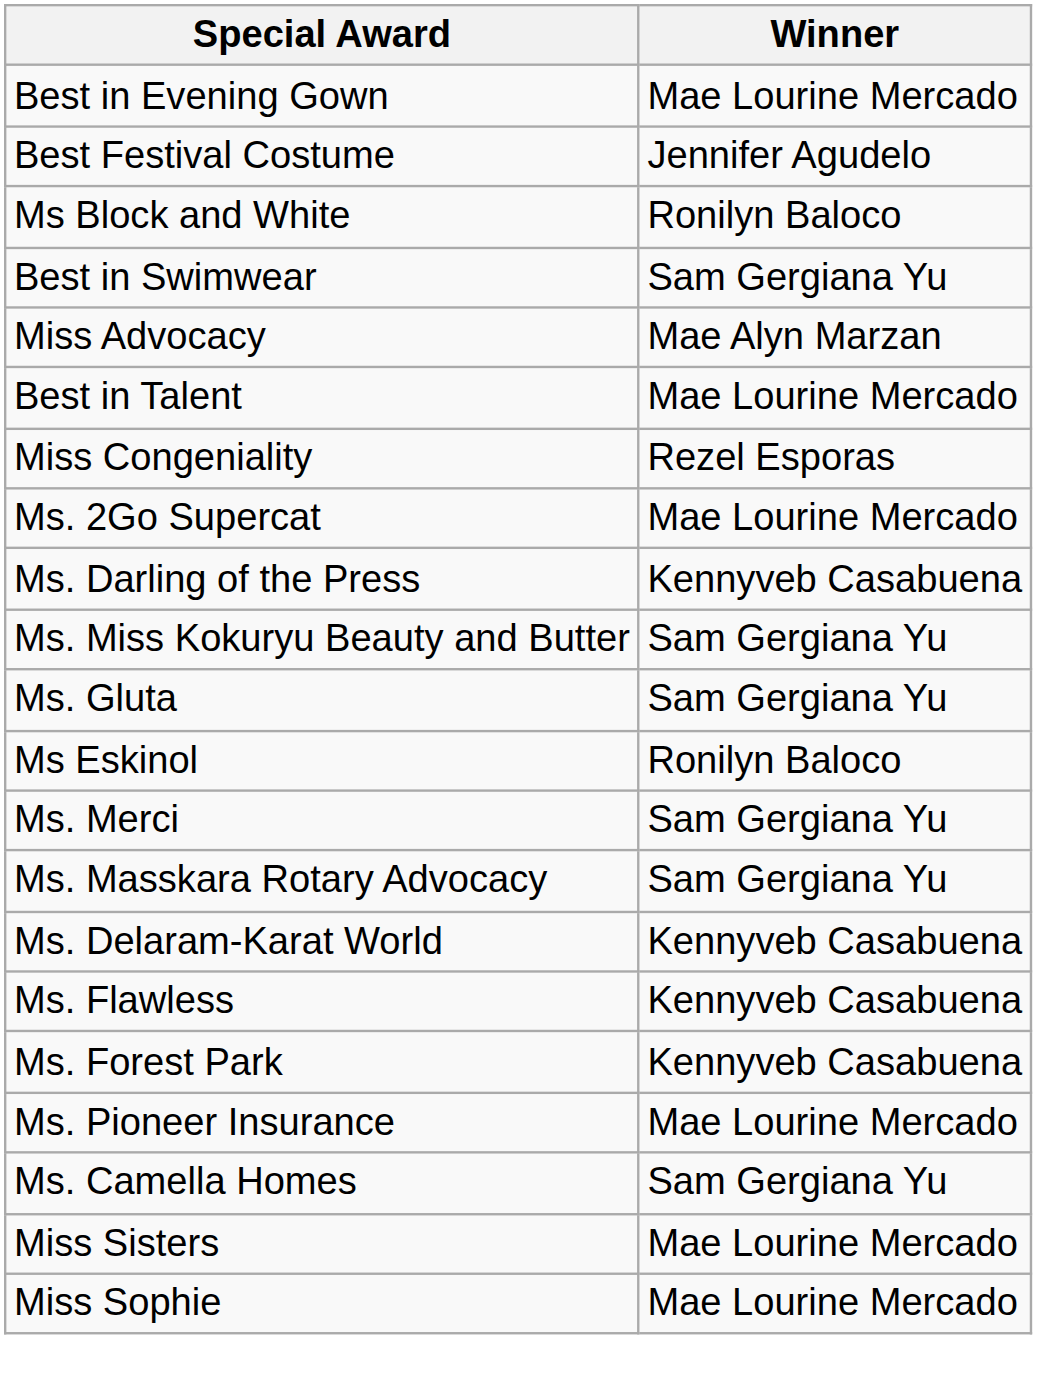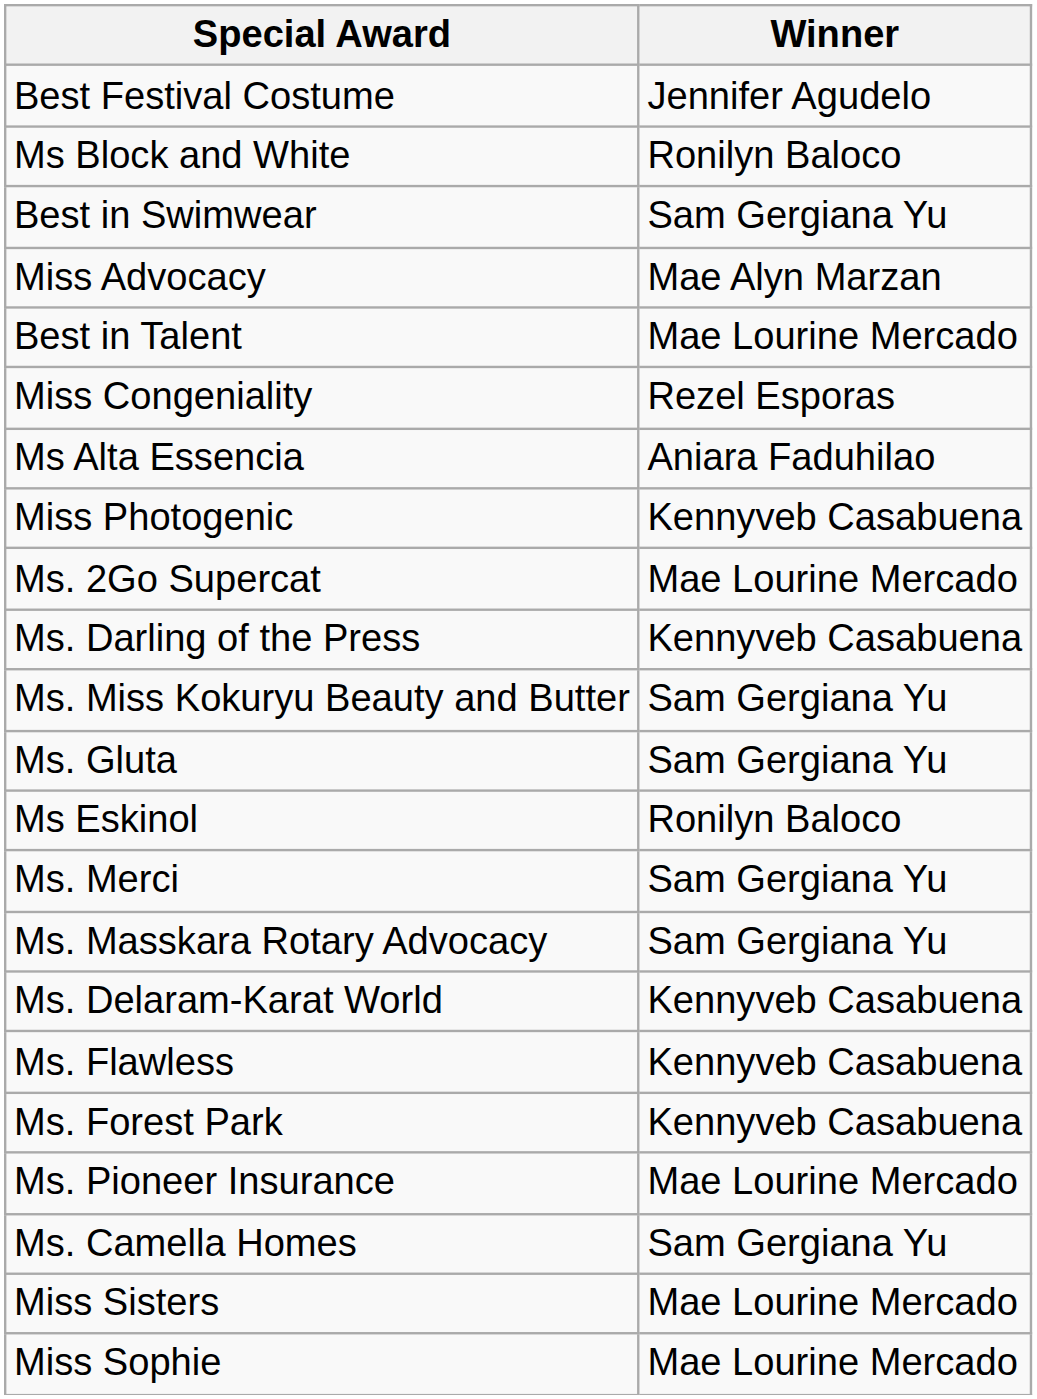- row: (201, 95)
+ row: (159, 457)
+ row: (154, 517)
